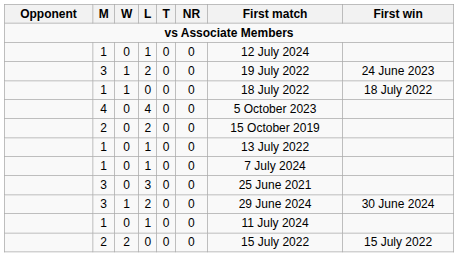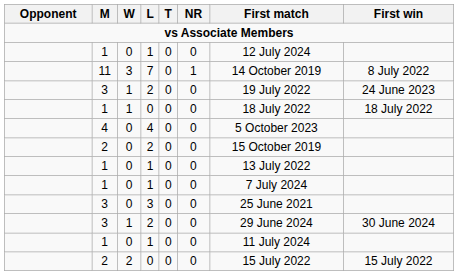+ row: (105, 71)
